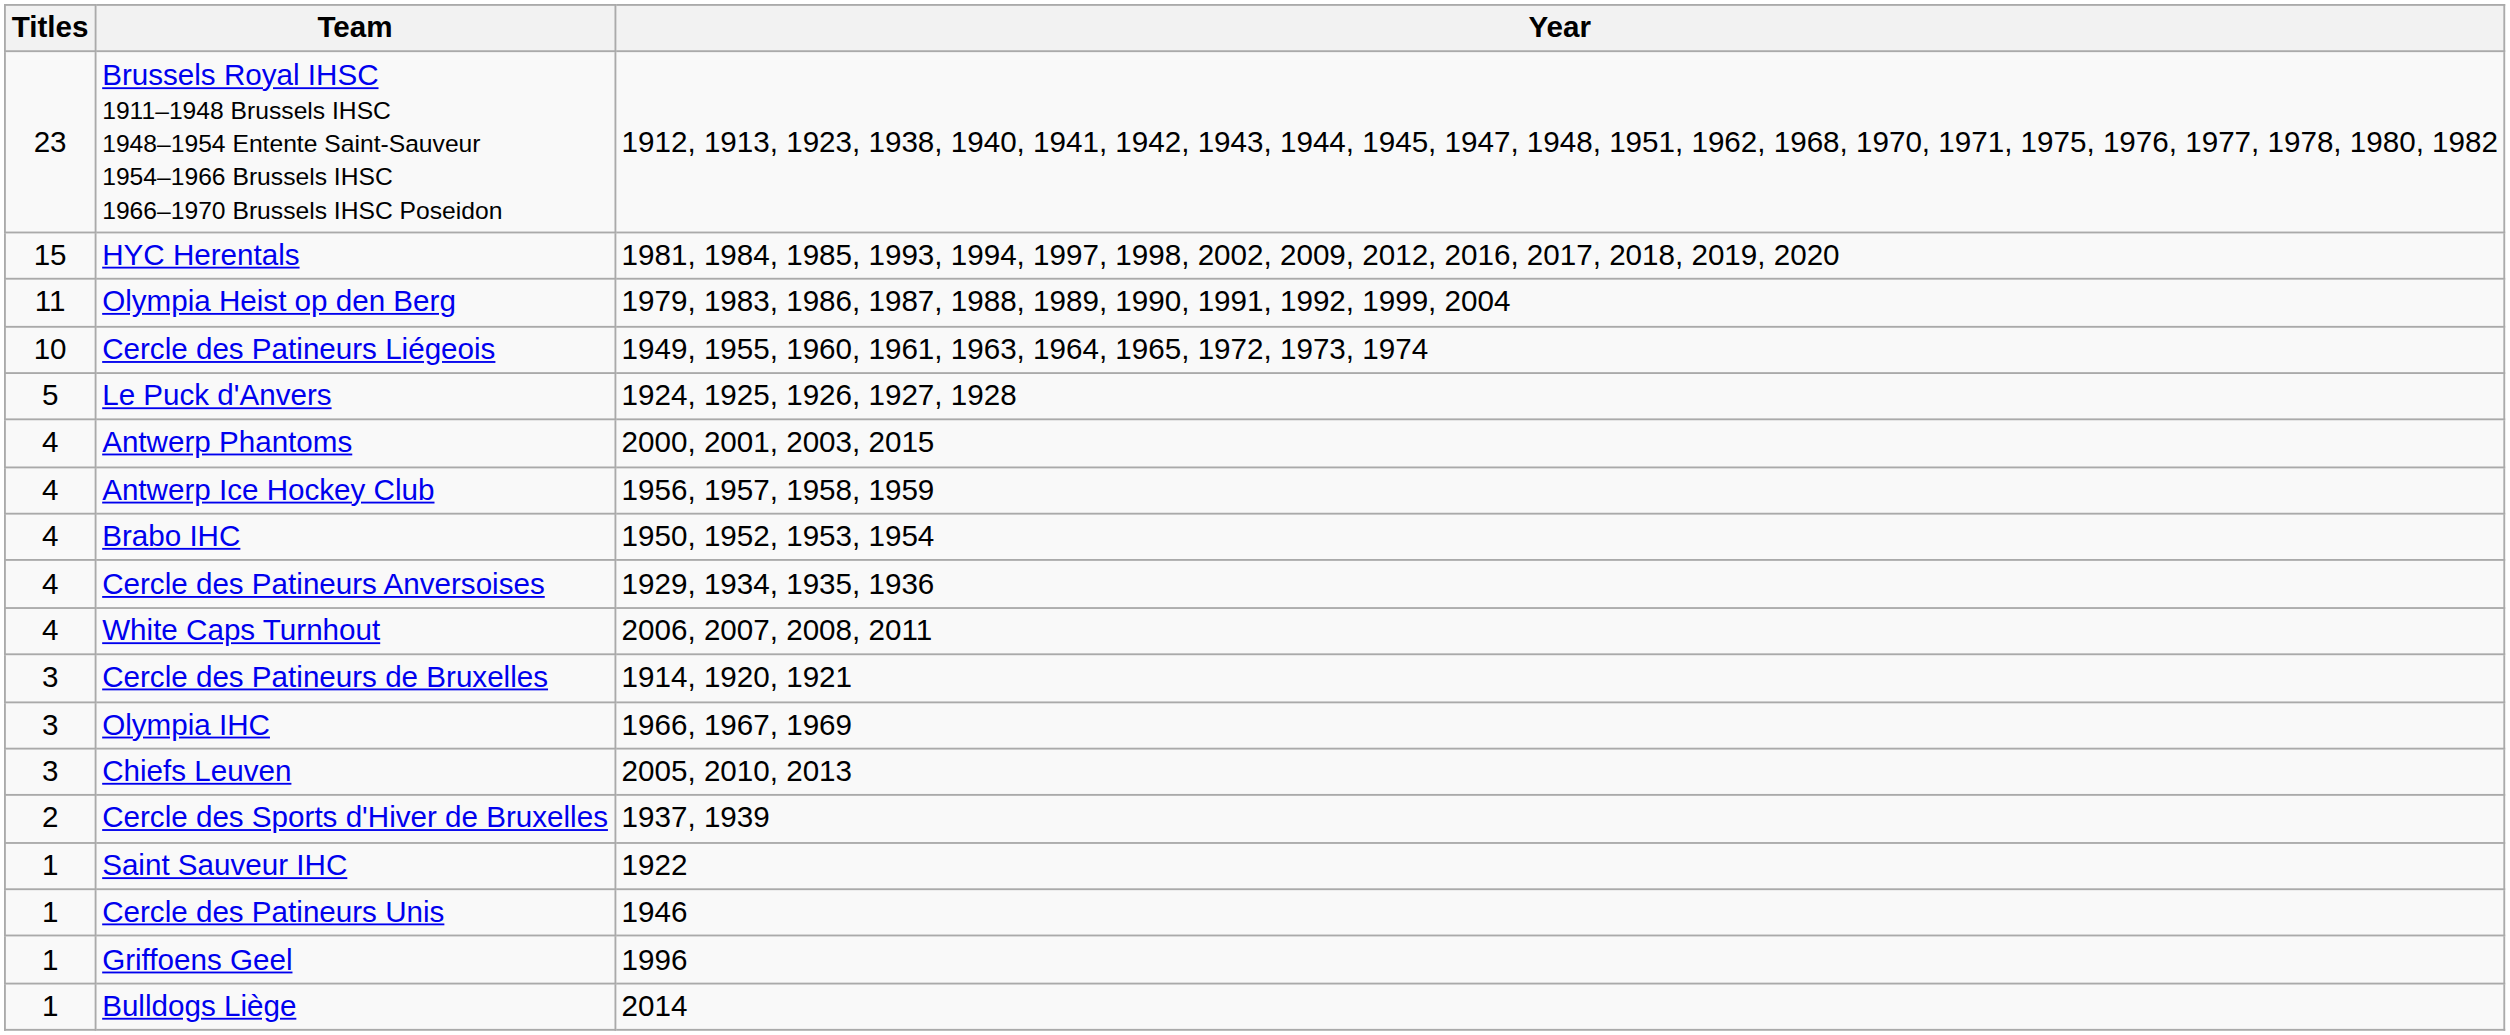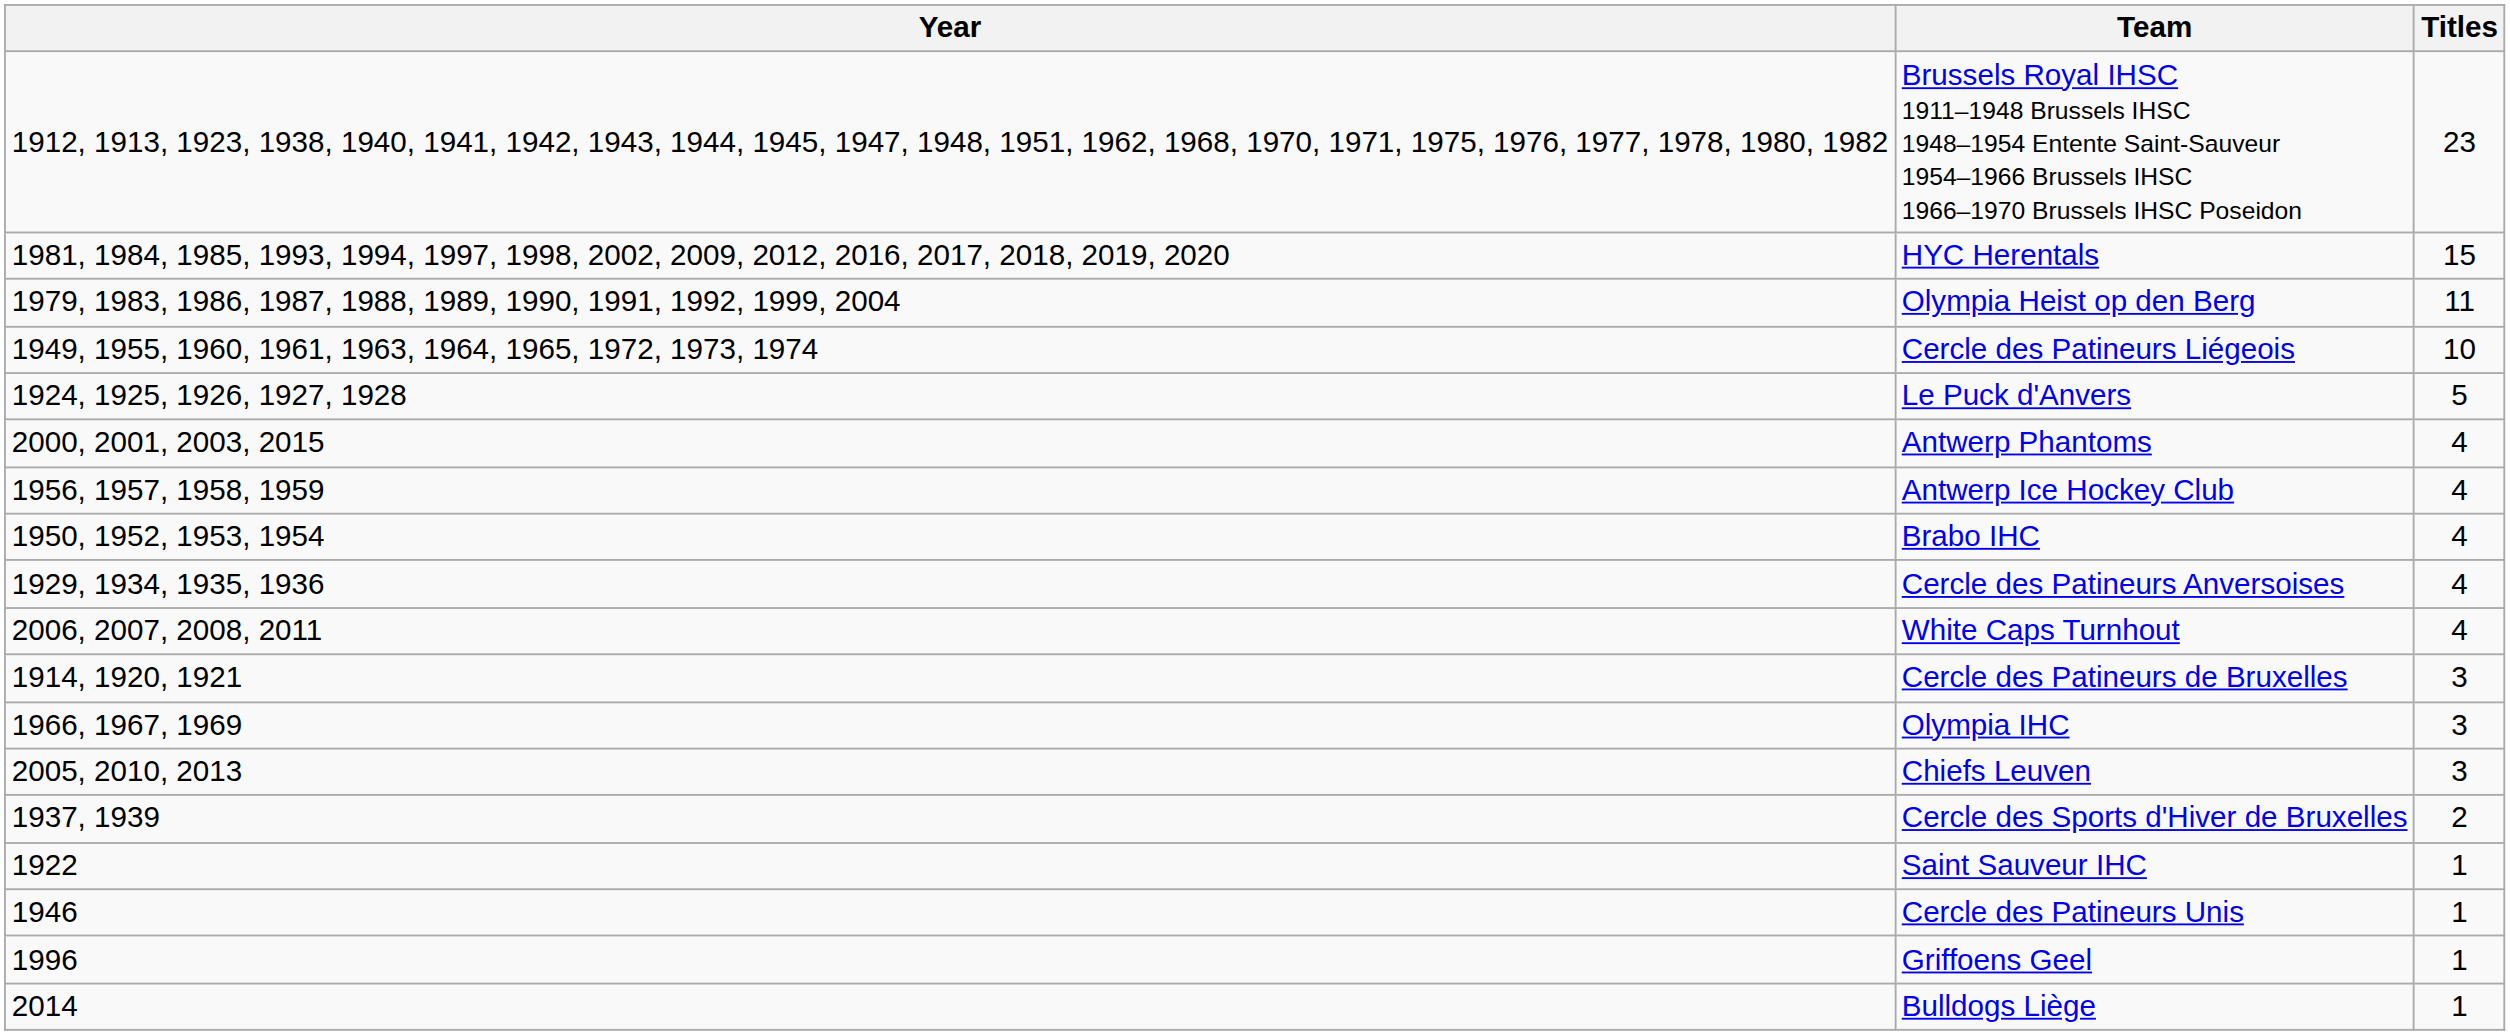columns swapped: (50, 27) <-> (1560, 27)
